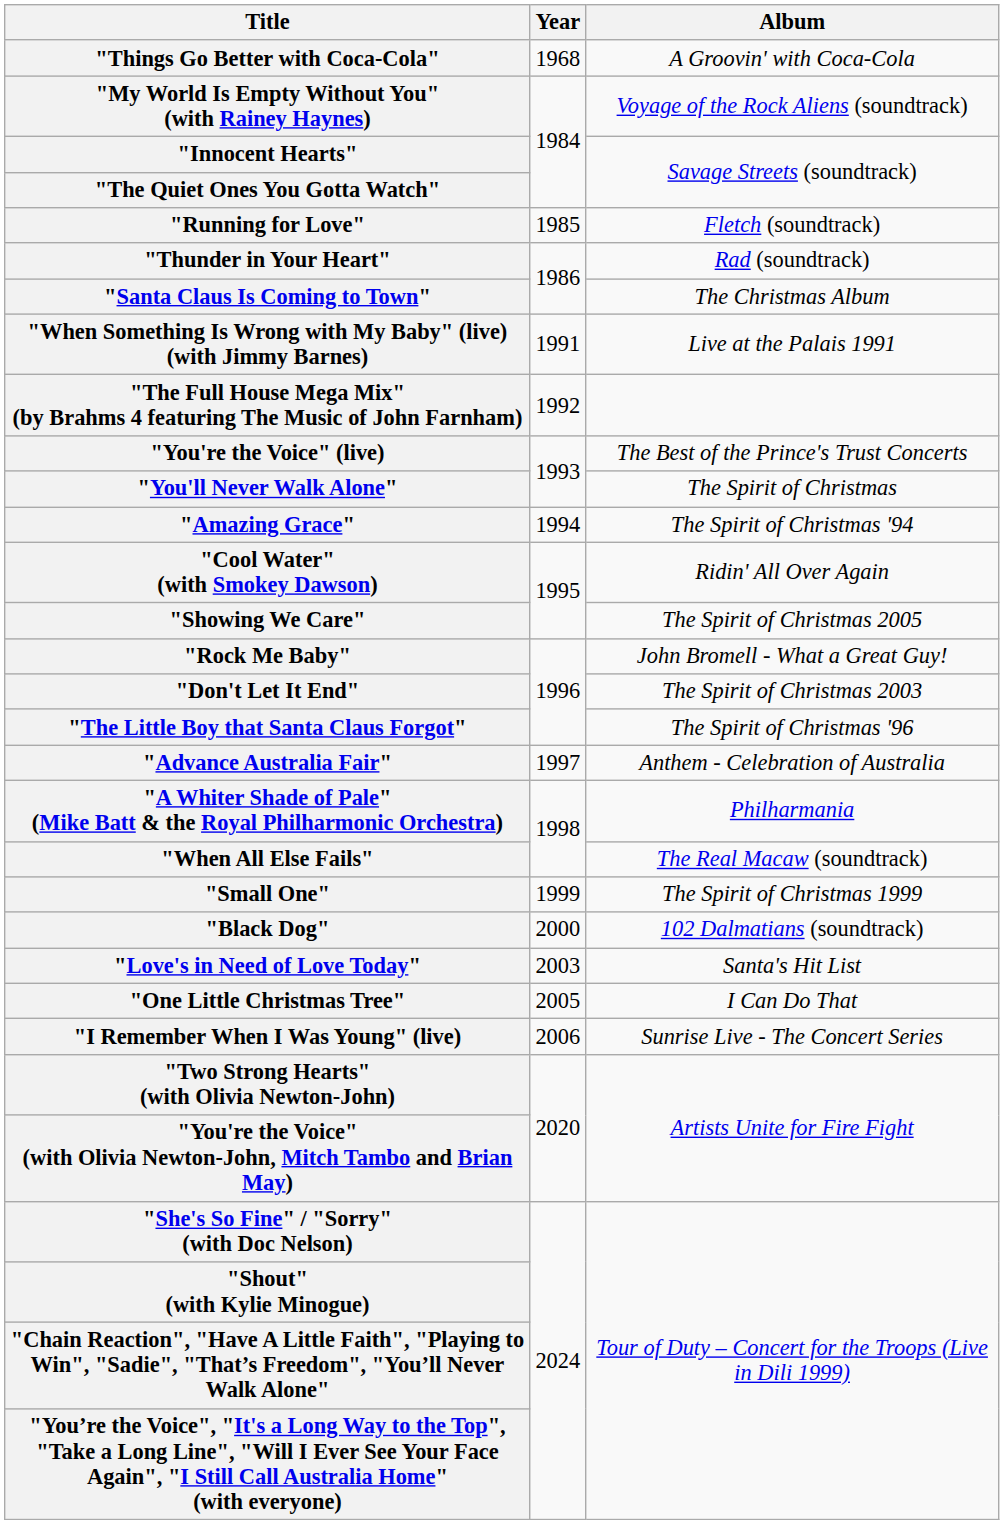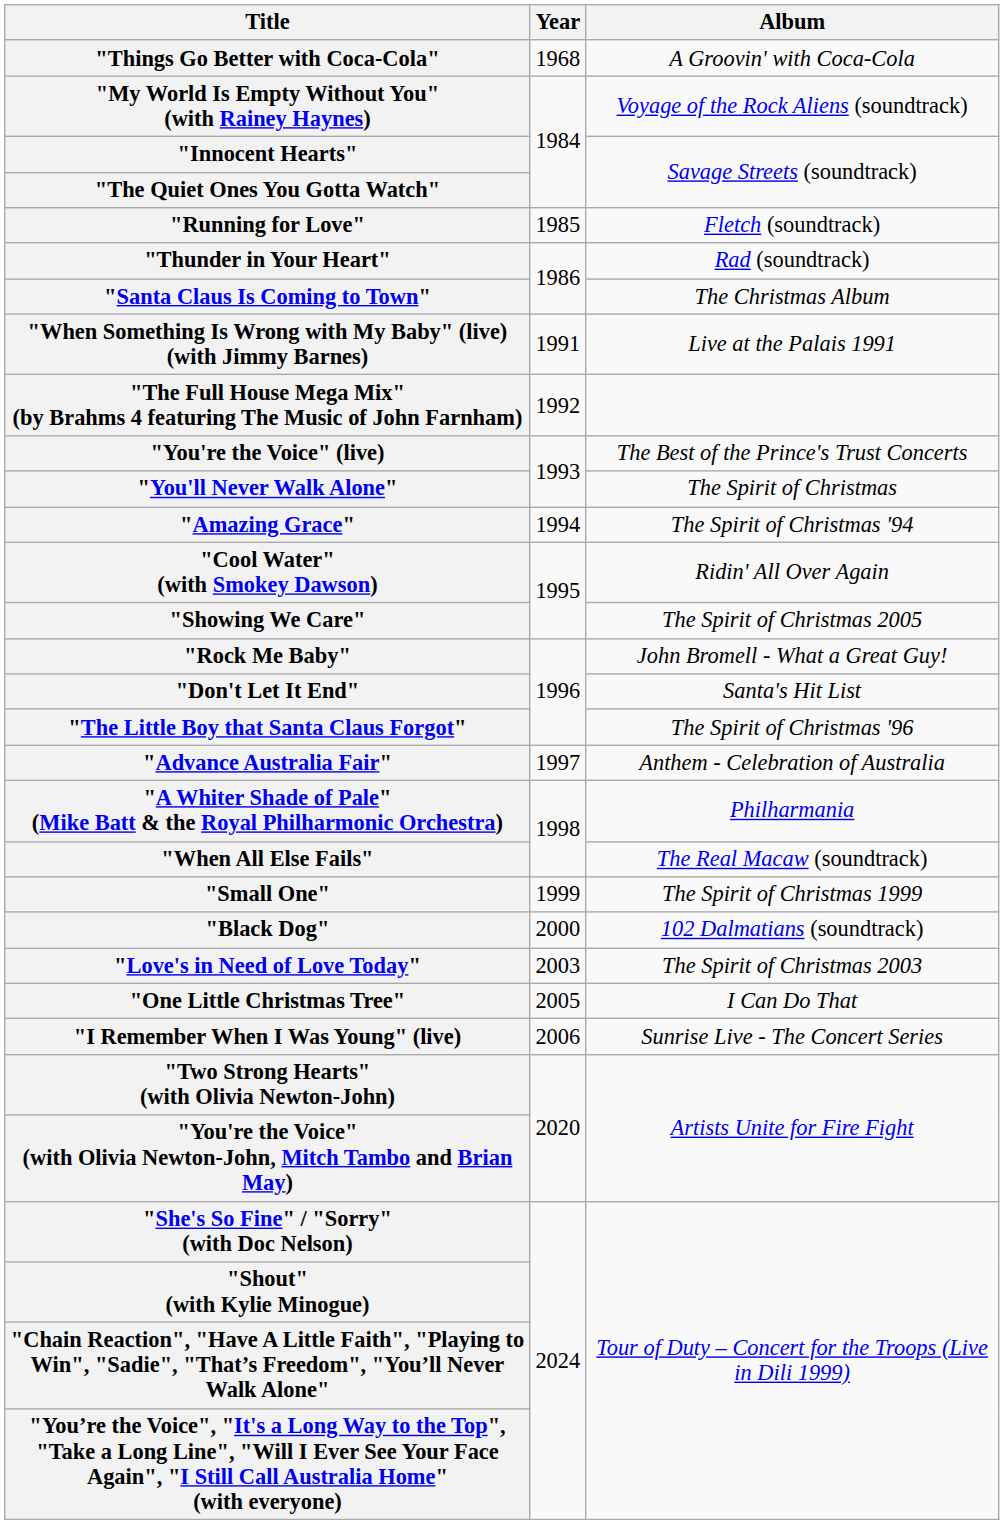(792, 691) The Spirit of Christmas 2003 -> (792, 691) Santa's Hit List
(792, 965) Santa's Hit List -> (792, 965) The Spirit of Christmas 2003
